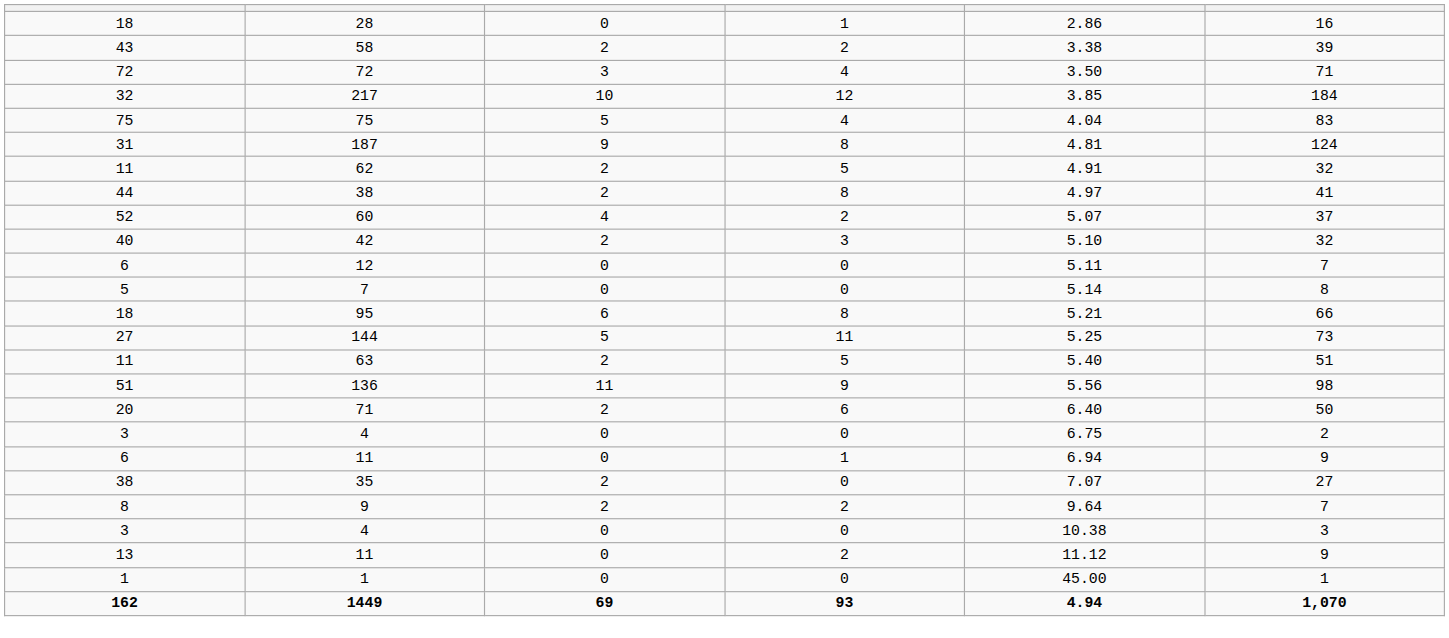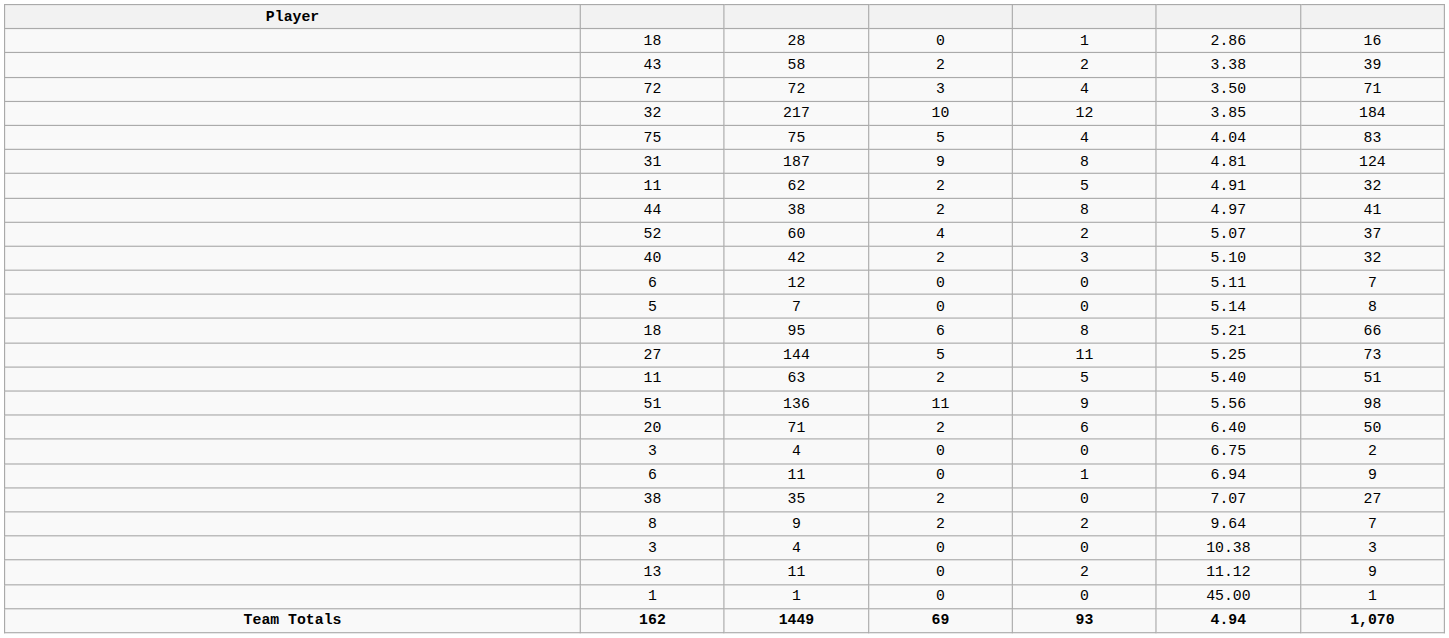+ column: (293, 17)
